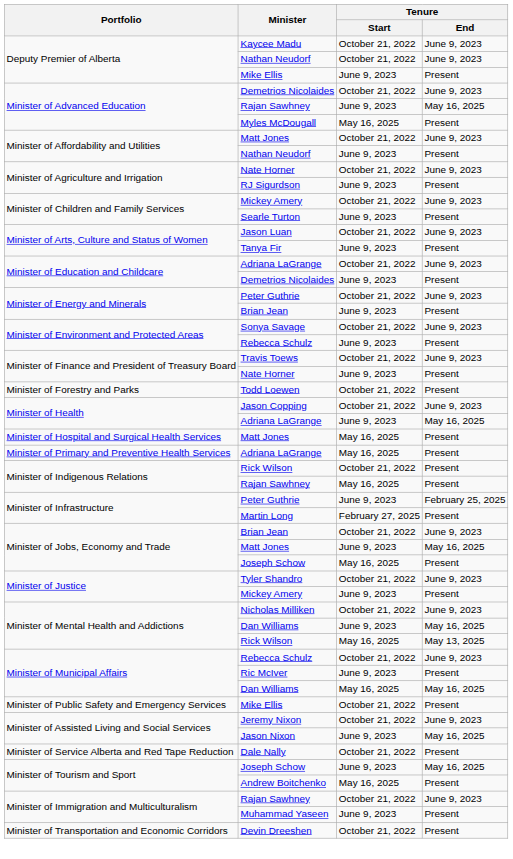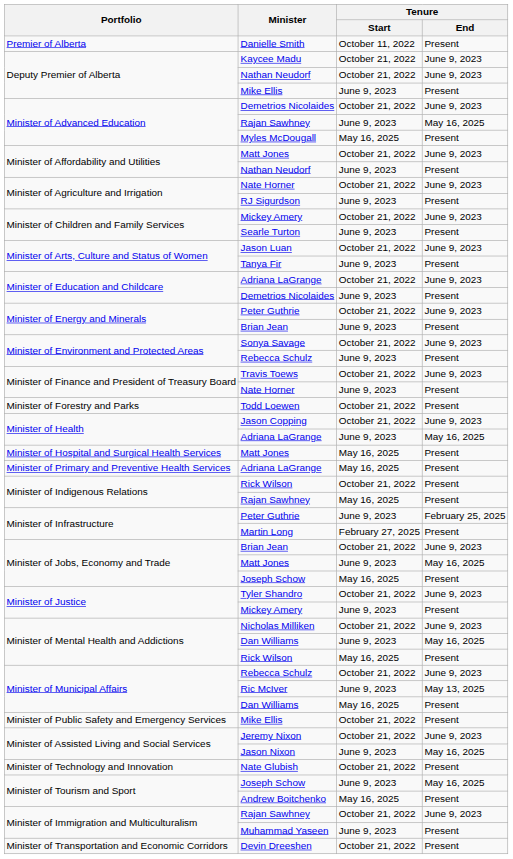+ row: (46, 43)
(455, 641) May 13, 2025 -> (442, 657) Present
(442, 673) Present -> (455, 688) May 13, 2025
(455, 688) May 16, 2025 -> (442, 704) Present
- row: (120, 751)
+ row: (90, 767)
